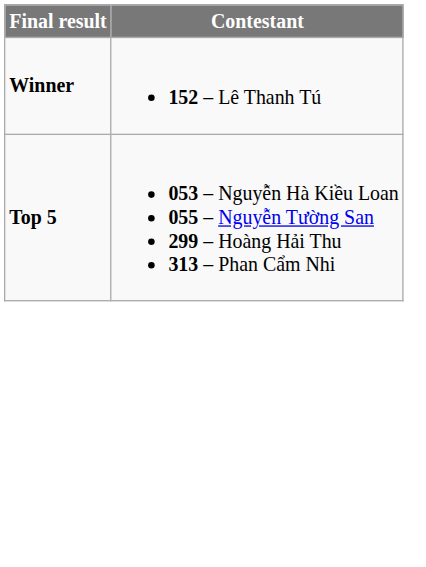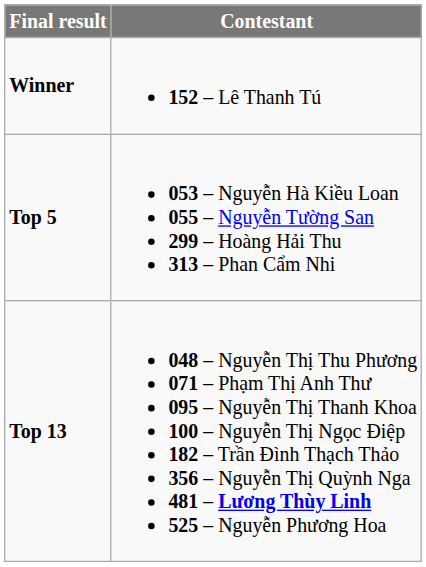+ row: (38, 431)
